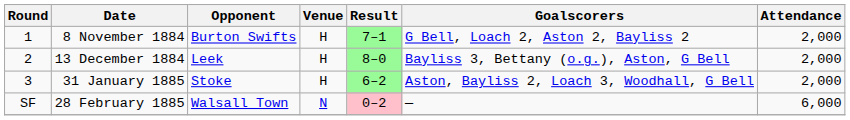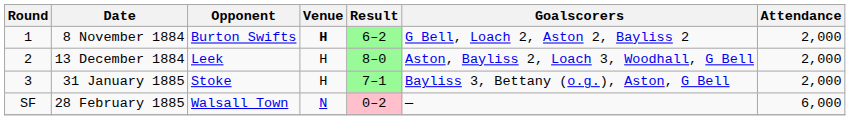(323, 38) normal -> (323, 38) bold
(374, 38) 7–1 -> (374, 38) 6–2
(567, 60) Bayliss 3, Bettany (o.g.), Aston, G Bell -> (580, 60) Aston, Bayliss 2, Loach 3, Woodhall, G Bell
(374, 82) 6–2 -> (374, 82) 7–1
(580, 82) Aston, Bayliss 2, Loach 3, Woodhall, G Bell -> (567, 82) Bayliss 3, Bettany (o.g.), Aston, G Bell
